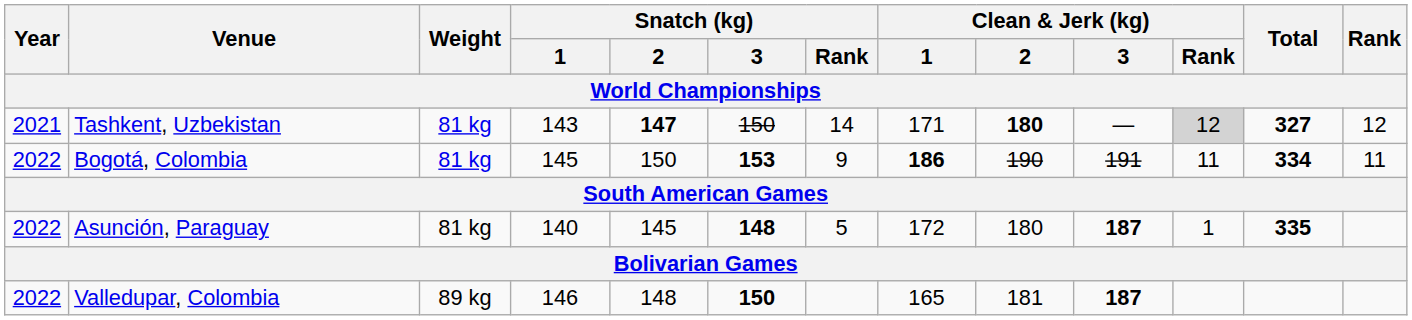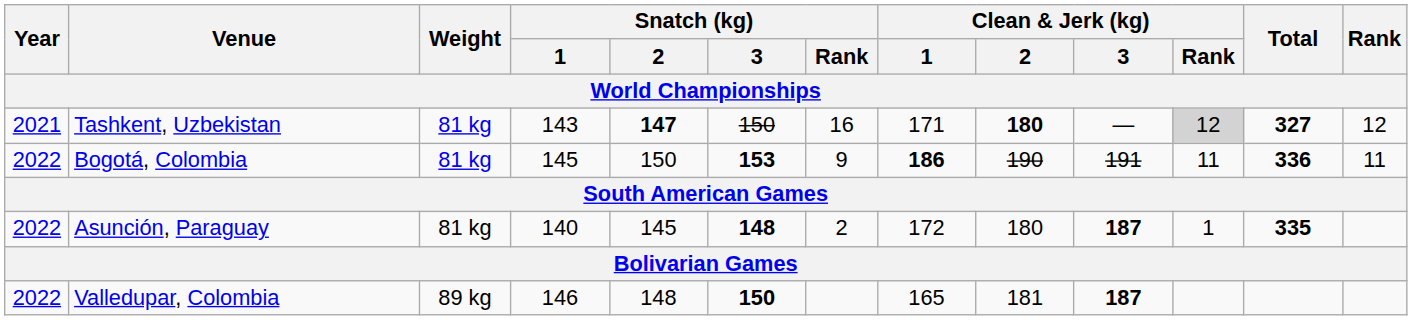(842, 125) 14 -> (842, 125) 16
(1293, 159) 334 -> (1293, 159) 336
(842, 228) 5 -> (842, 228) 2
